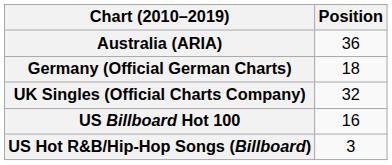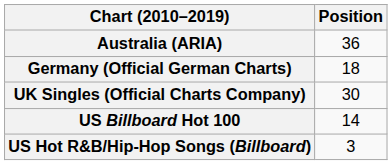(351, 95) 32 -> (351, 95) 30
(351, 120) 16 -> (351, 120) 14
